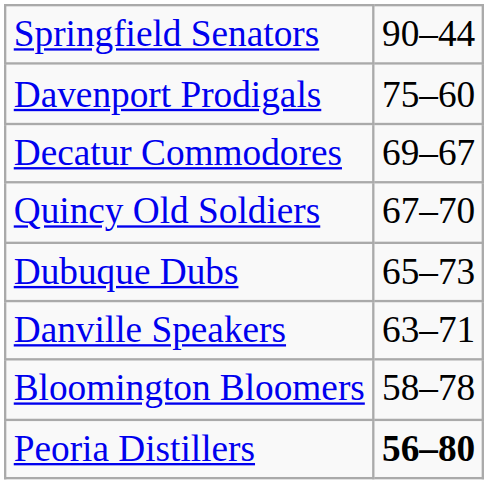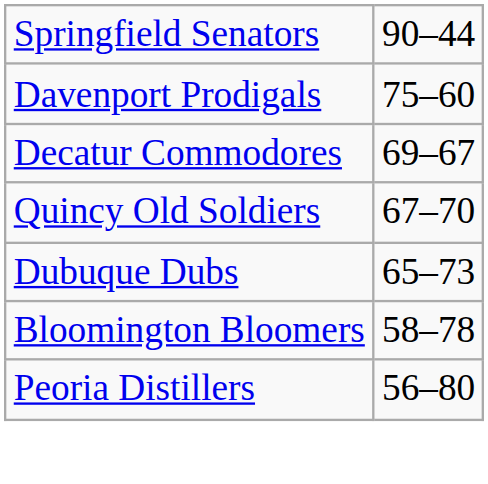- row: (150, 329)
(429, 447) bold -> (429, 388) normal
